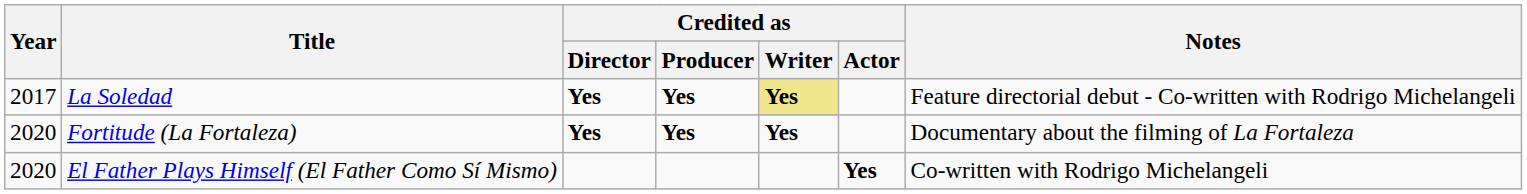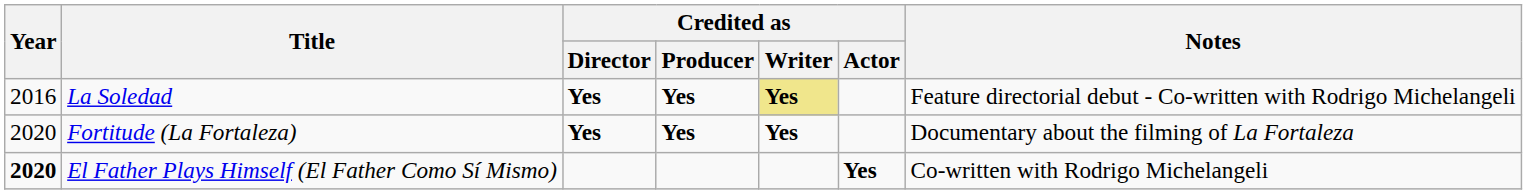(33, 96) 2017 -> (33, 96) 2016
(33, 170) normal -> (33, 170) bold
